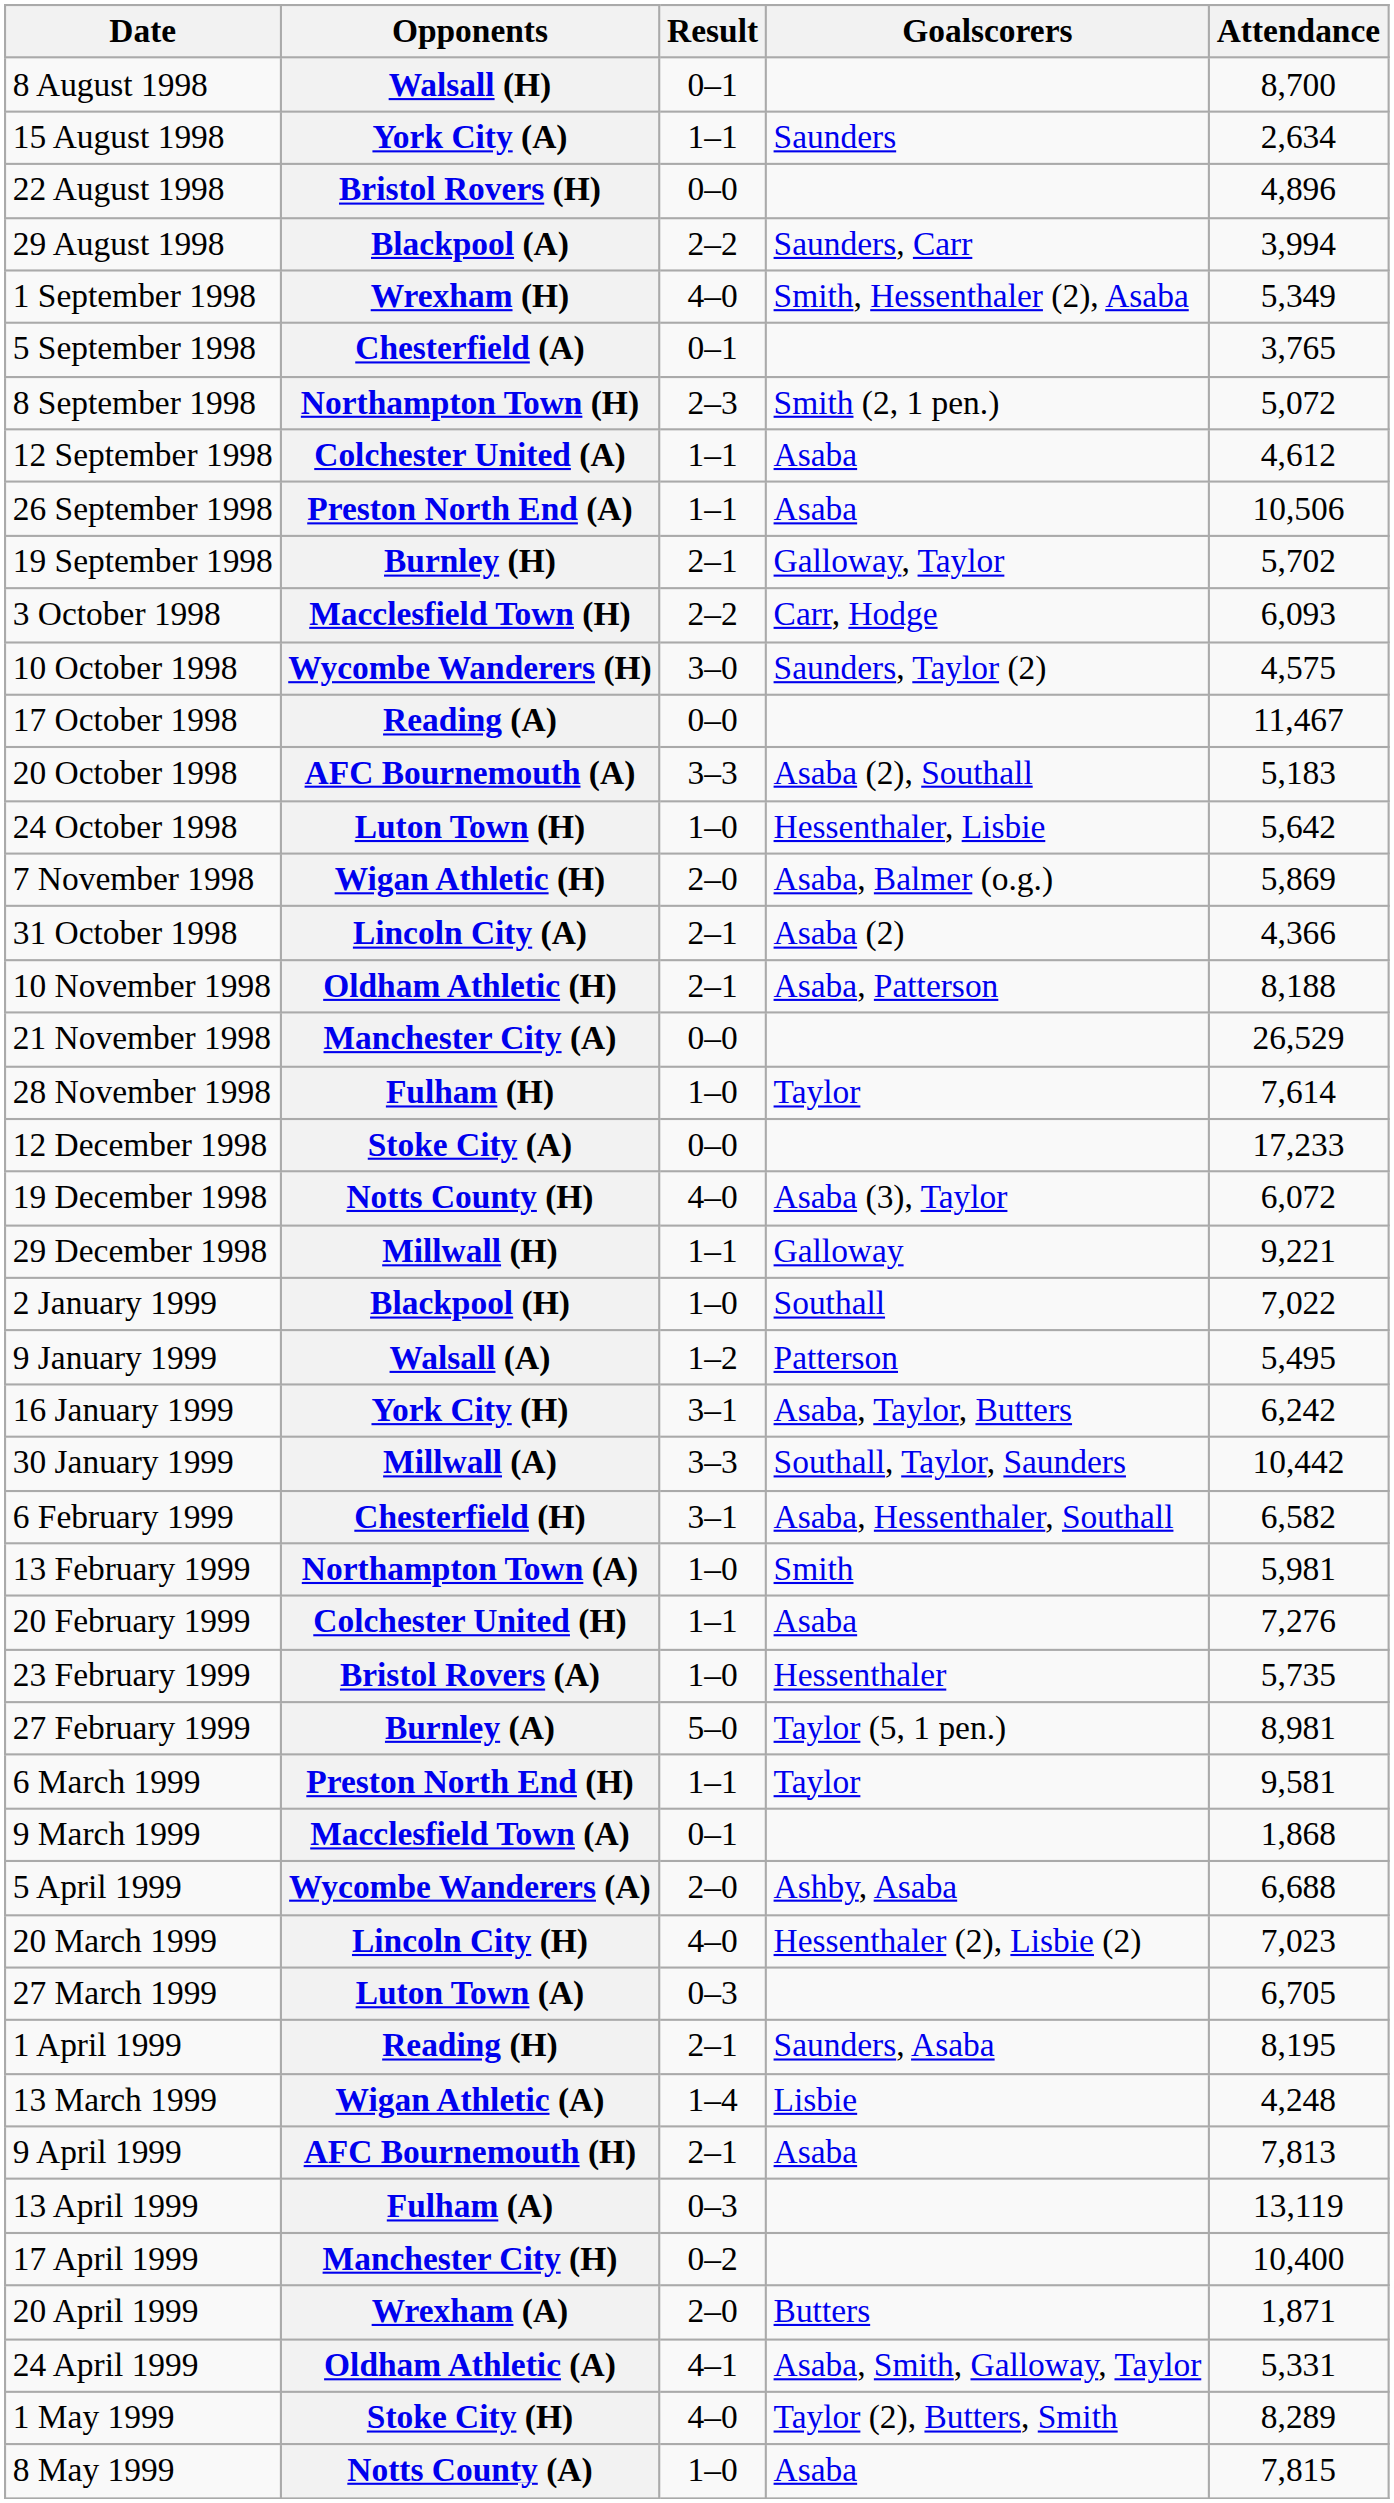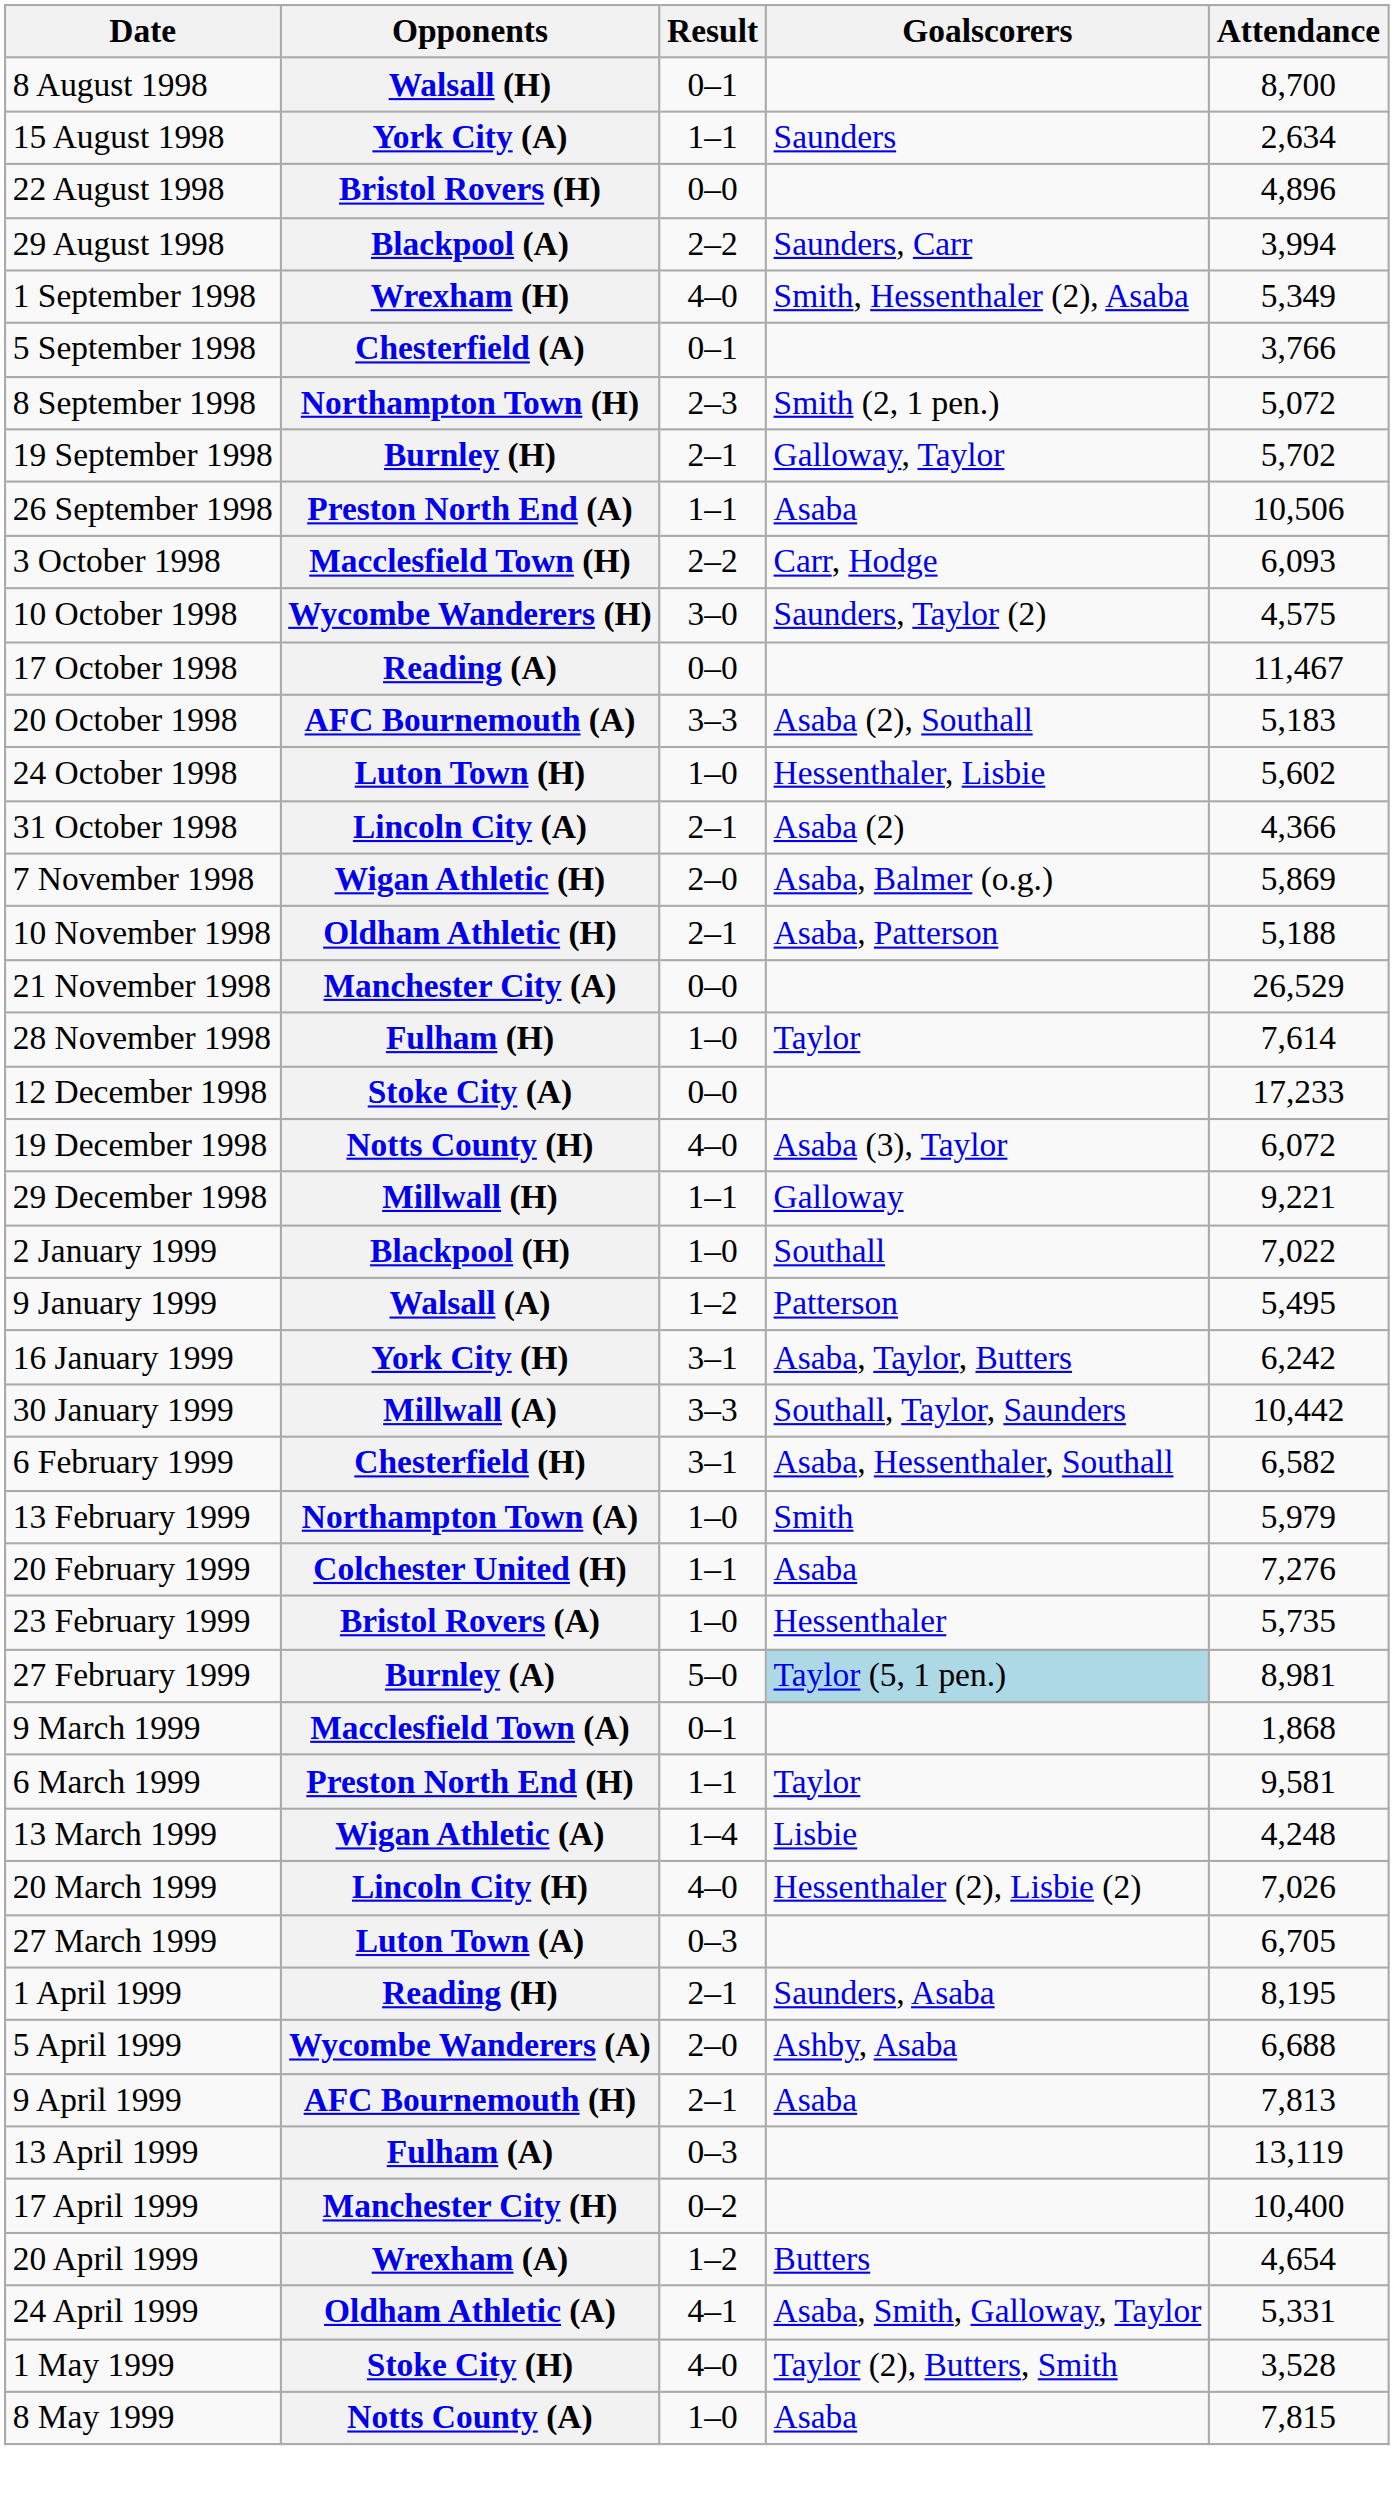(1298, 349) 3,765 -> (1298, 349) 3,766
- row: (470, 455)
rows swapped: (470, 561) <-> (470, 508)
(1298, 826) 5,642 -> (1298, 773) 5,602
rows swapped: (470, 932) <-> (470, 879)
(1298, 985) 8,188 -> (1298, 932) 5,188
(1298, 1568) 5,981 -> (1298, 1515) 5,979
(890, 1728) no background -> (890, 1675) lightblue background
rows swapped: (470, 1781) <-> (470, 1834)
rows swapped: (470, 2099) <-> (470, 1887)
(1298, 1940) 7,023 -> (1298, 1887) 7,026
(713, 2311) 2–0 -> (713, 2258) 1–2
(1298, 2311) 1,871 -> (1298, 2258) 4,654
(1298, 2417) 8,289 -> (1298, 2364) 3,528
